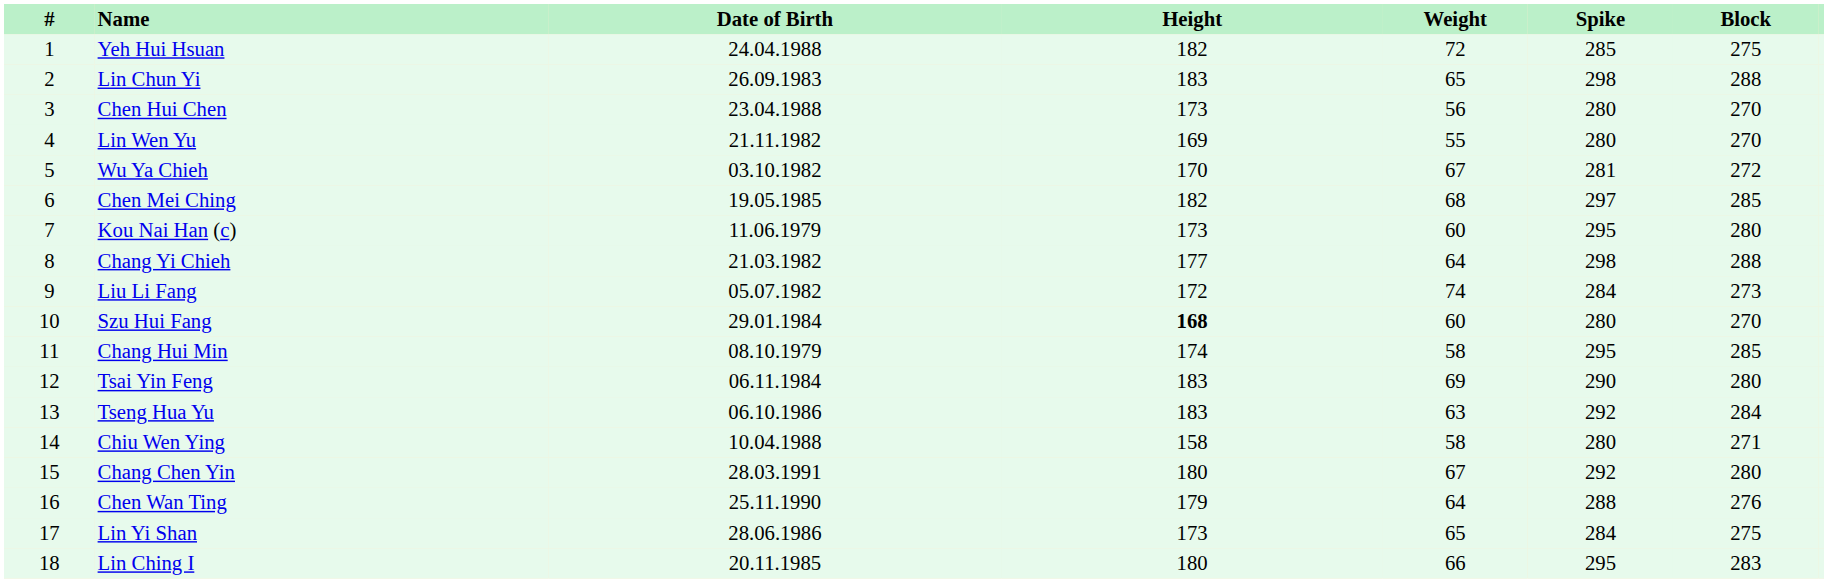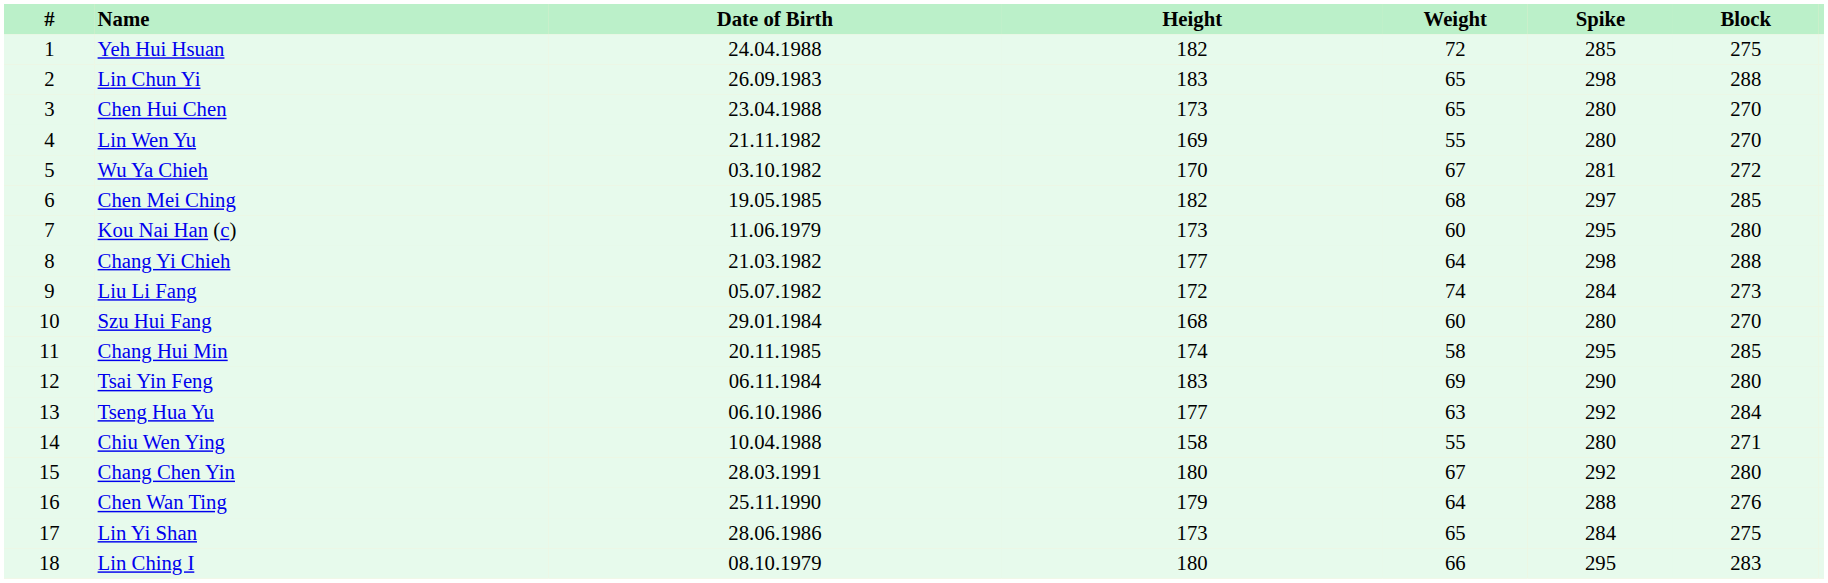(1455, 109) 56 -> (1455, 109) 65
(1192, 321) bold -> (1192, 321) normal
(775, 351) 08.10.1979 -> (775, 351) 20.11.1985
(1192, 412) 183 -> (1192, 412) 177
(1455, 442) 58 -> (1455, 442) 55
(775, 563) 20.11.1985 -> (775, 563) 08.10.1979
